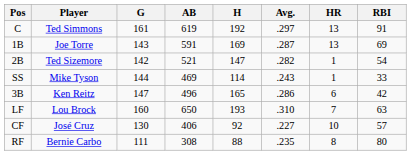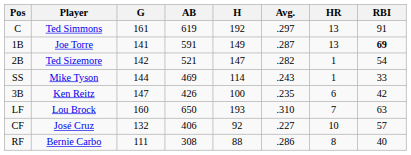(141, 45) 143 -> (141, 45) 141
(237, 45) 169 -> (237, 45) 149
(382, 45) normal -> (382, 45) bold
(189, 93) 496 -> (189, 93) 426
(237, 93) 165 -> (237, 93) 100
(285, 93) .286 -> (285, 93) .235
(141, 126) 130 -> (141, 126) 132
(285, 142) .235 -> (285, 142) .286
(382, 142) 80 -> (382, 142) 40
